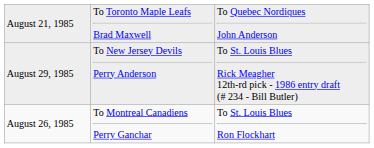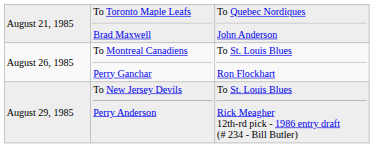rows swapped: (40, 123) <-> (40, 73)
